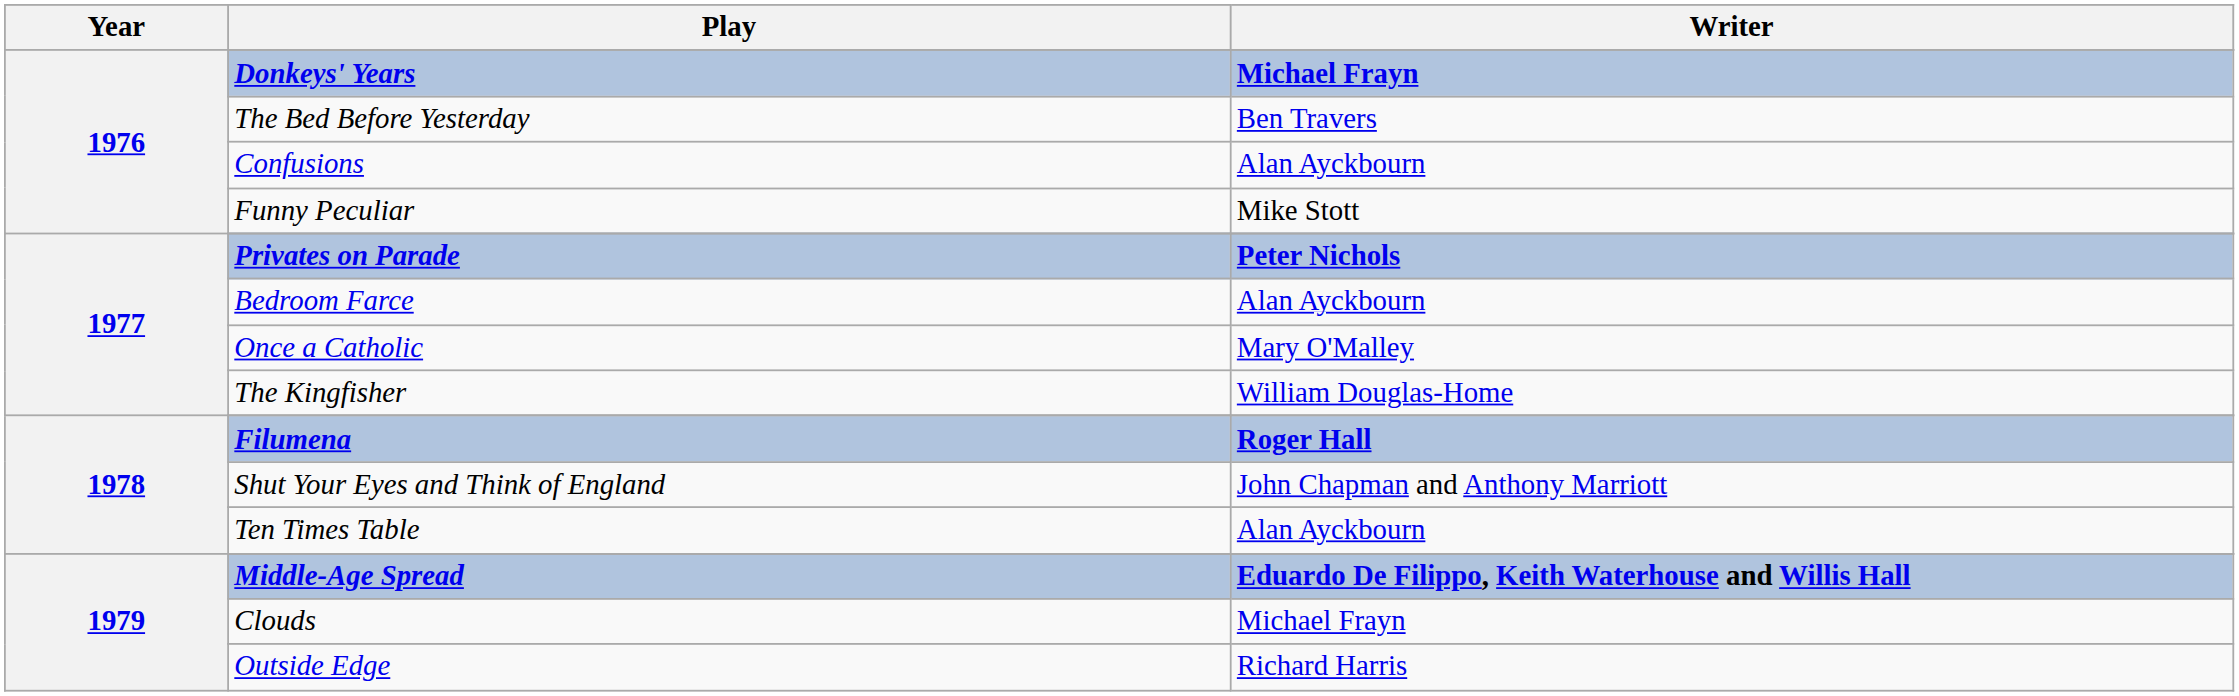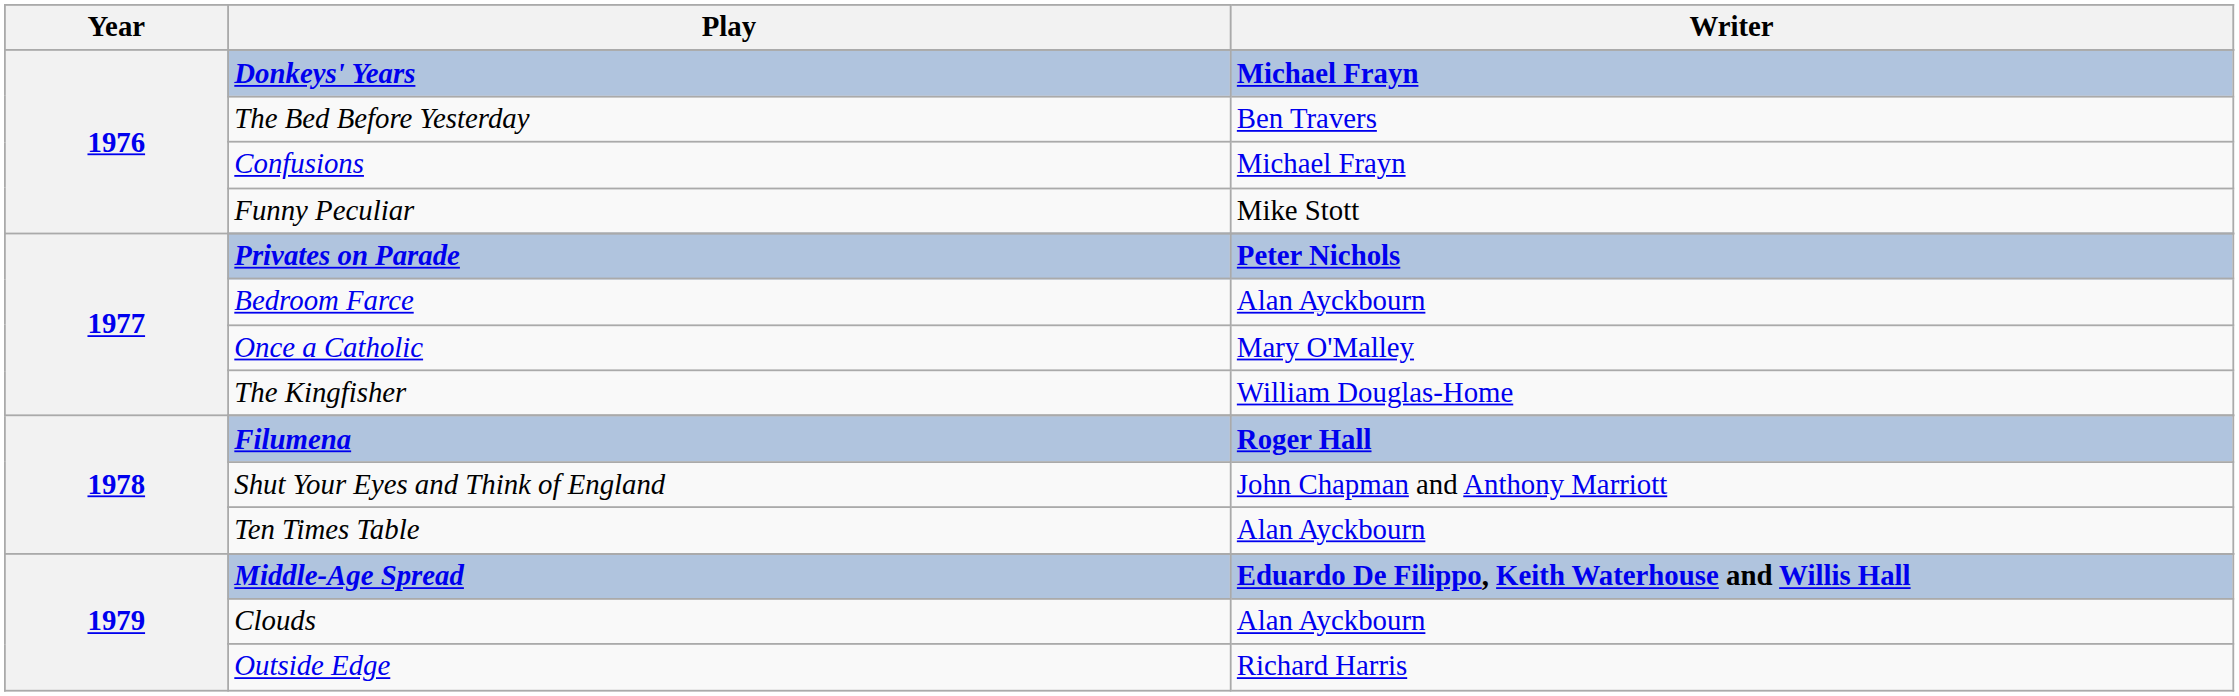(1331, 164) Alan Ayckbourn -> (1321, 164) Michael Frayn
(1321, 621) Michael Frayn -> (1331, 621) Alan Ayckbourn
